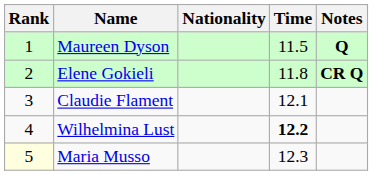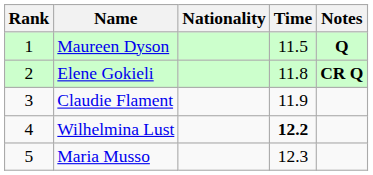(293, 101) 12.1 -> (293, 101) 11.9
(29, 156) lightyellow background -> (29, 156) no background
